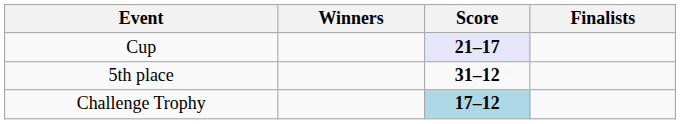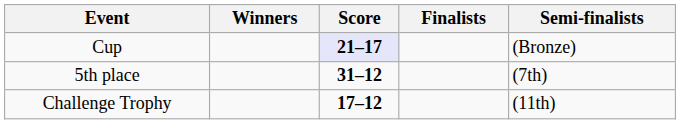+ column: (592, 18)
(477, 103) lightblue background -> (359, 103) no background
